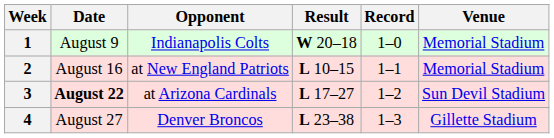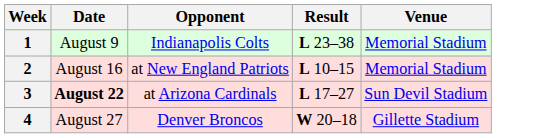- column: (389, 17)
(327, 42) W 20–18 -> (327, 42) L 23–38
(327, 119) L 23–38 -> (327, 119) W 20–18
